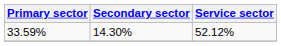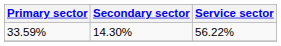(215, 31) 52.12% -> (215, 31) 56.22%
